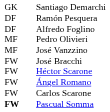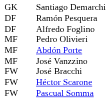+ row: (59, 50)
- row: (64, 82)
- row: (64, 93)
(12, 103) bold -> (11, 93) normal
